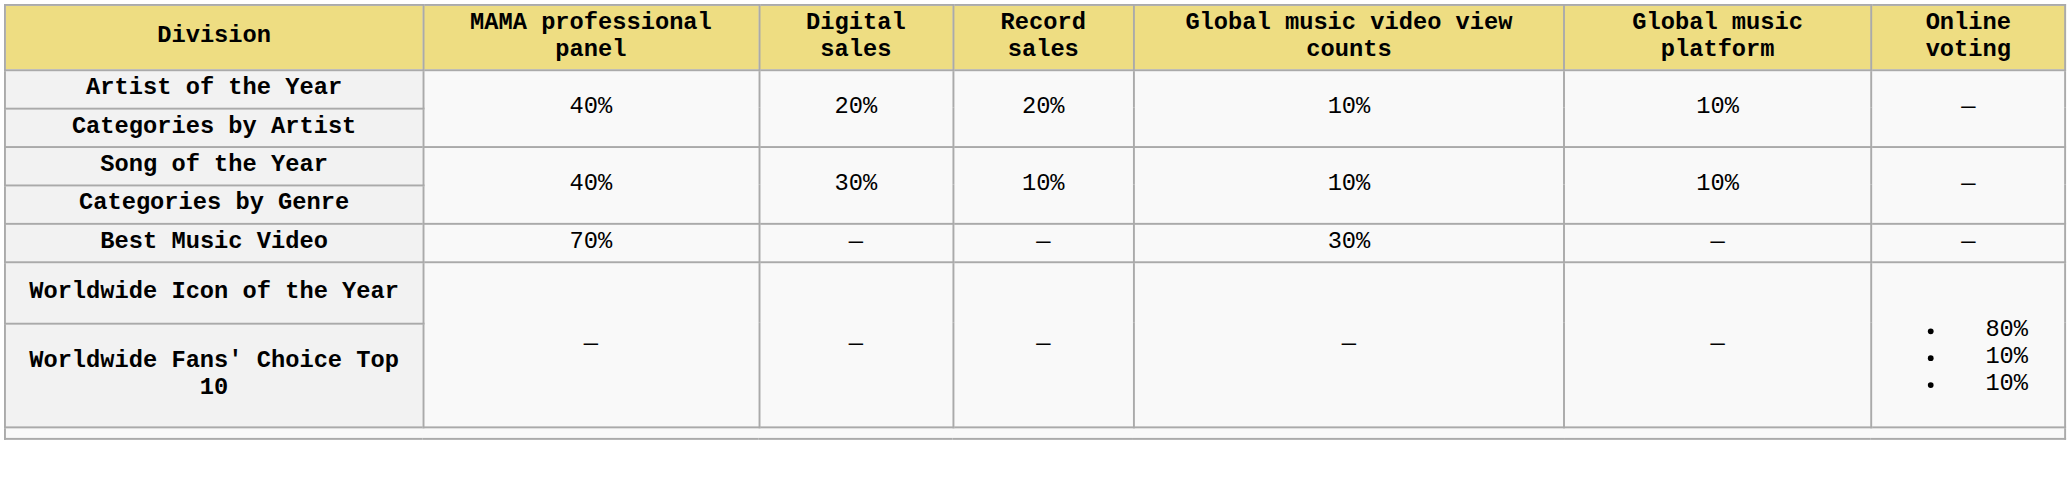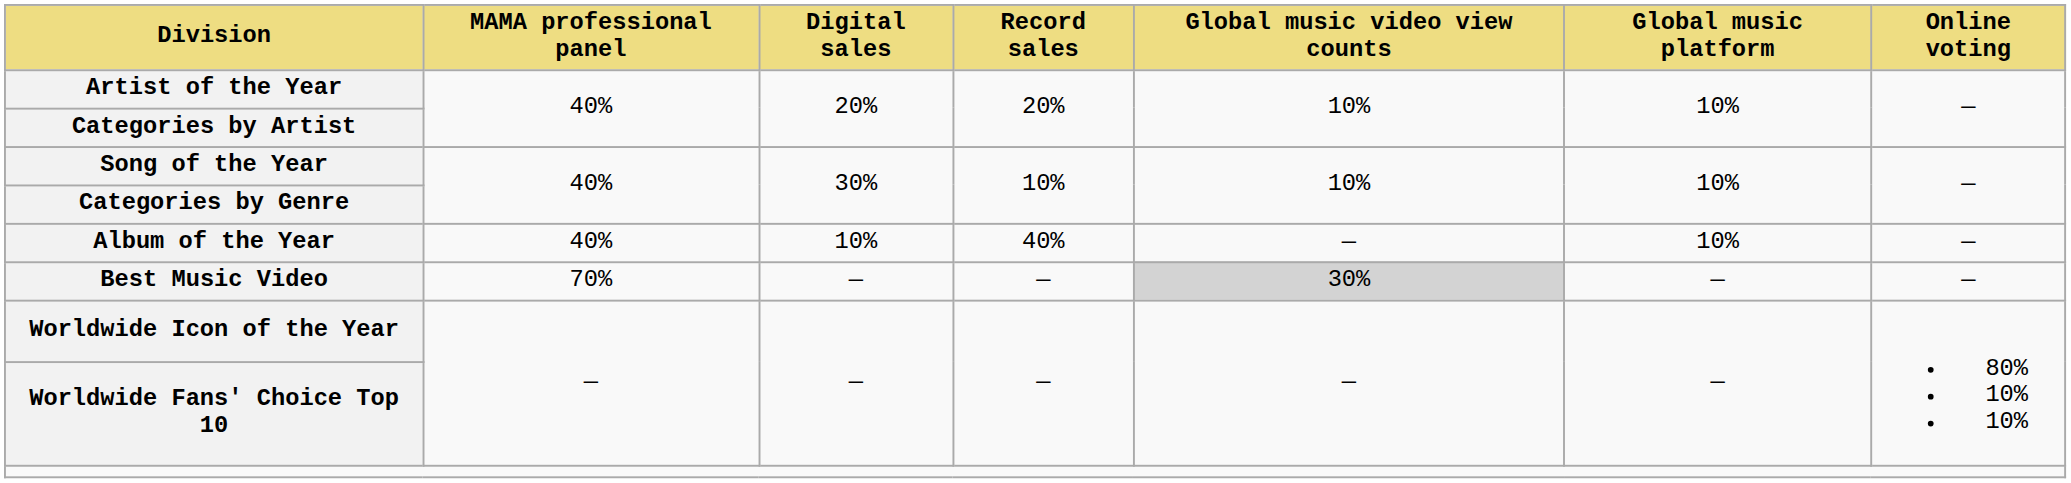+ row: (214, 243)
(1349, 243) no background -> (1349, 281) lightgrey background
